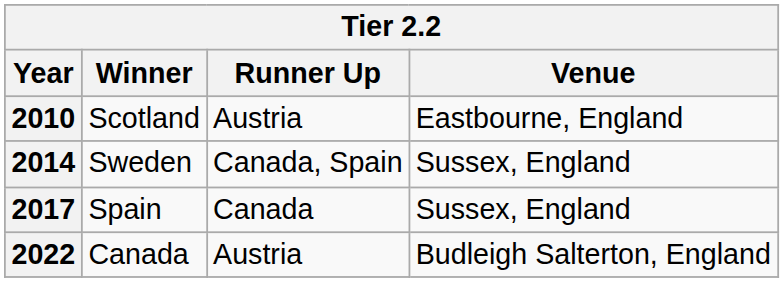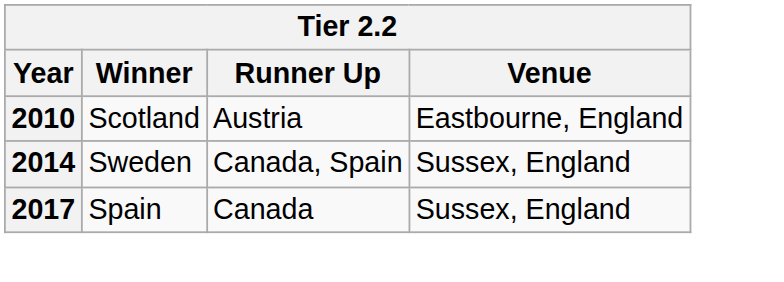- row: (43, 254)
